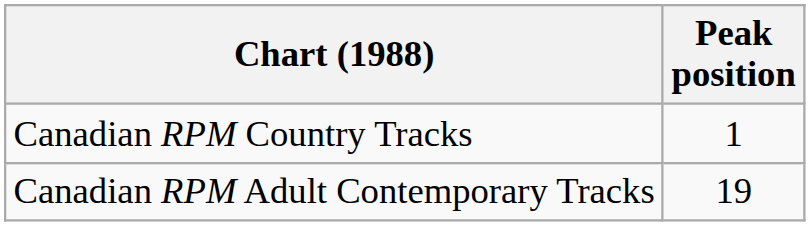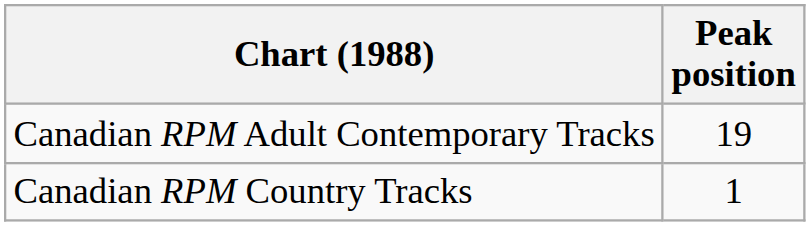rows swapped: (243, 132) <-> (334, 190)
